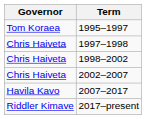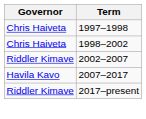- row: (103, 28)
(36, 75) Chris Haiveta -> (40, 59) Riddler Kimave
